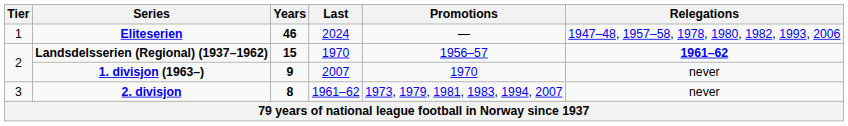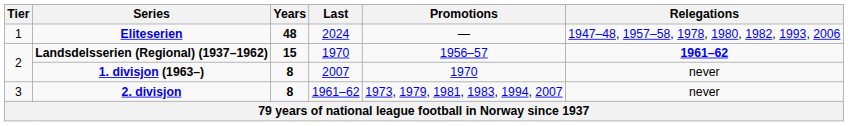(290, 34) 46 -> (290, 34) 48
(290, 72) 9 -> (290, 72) 8
